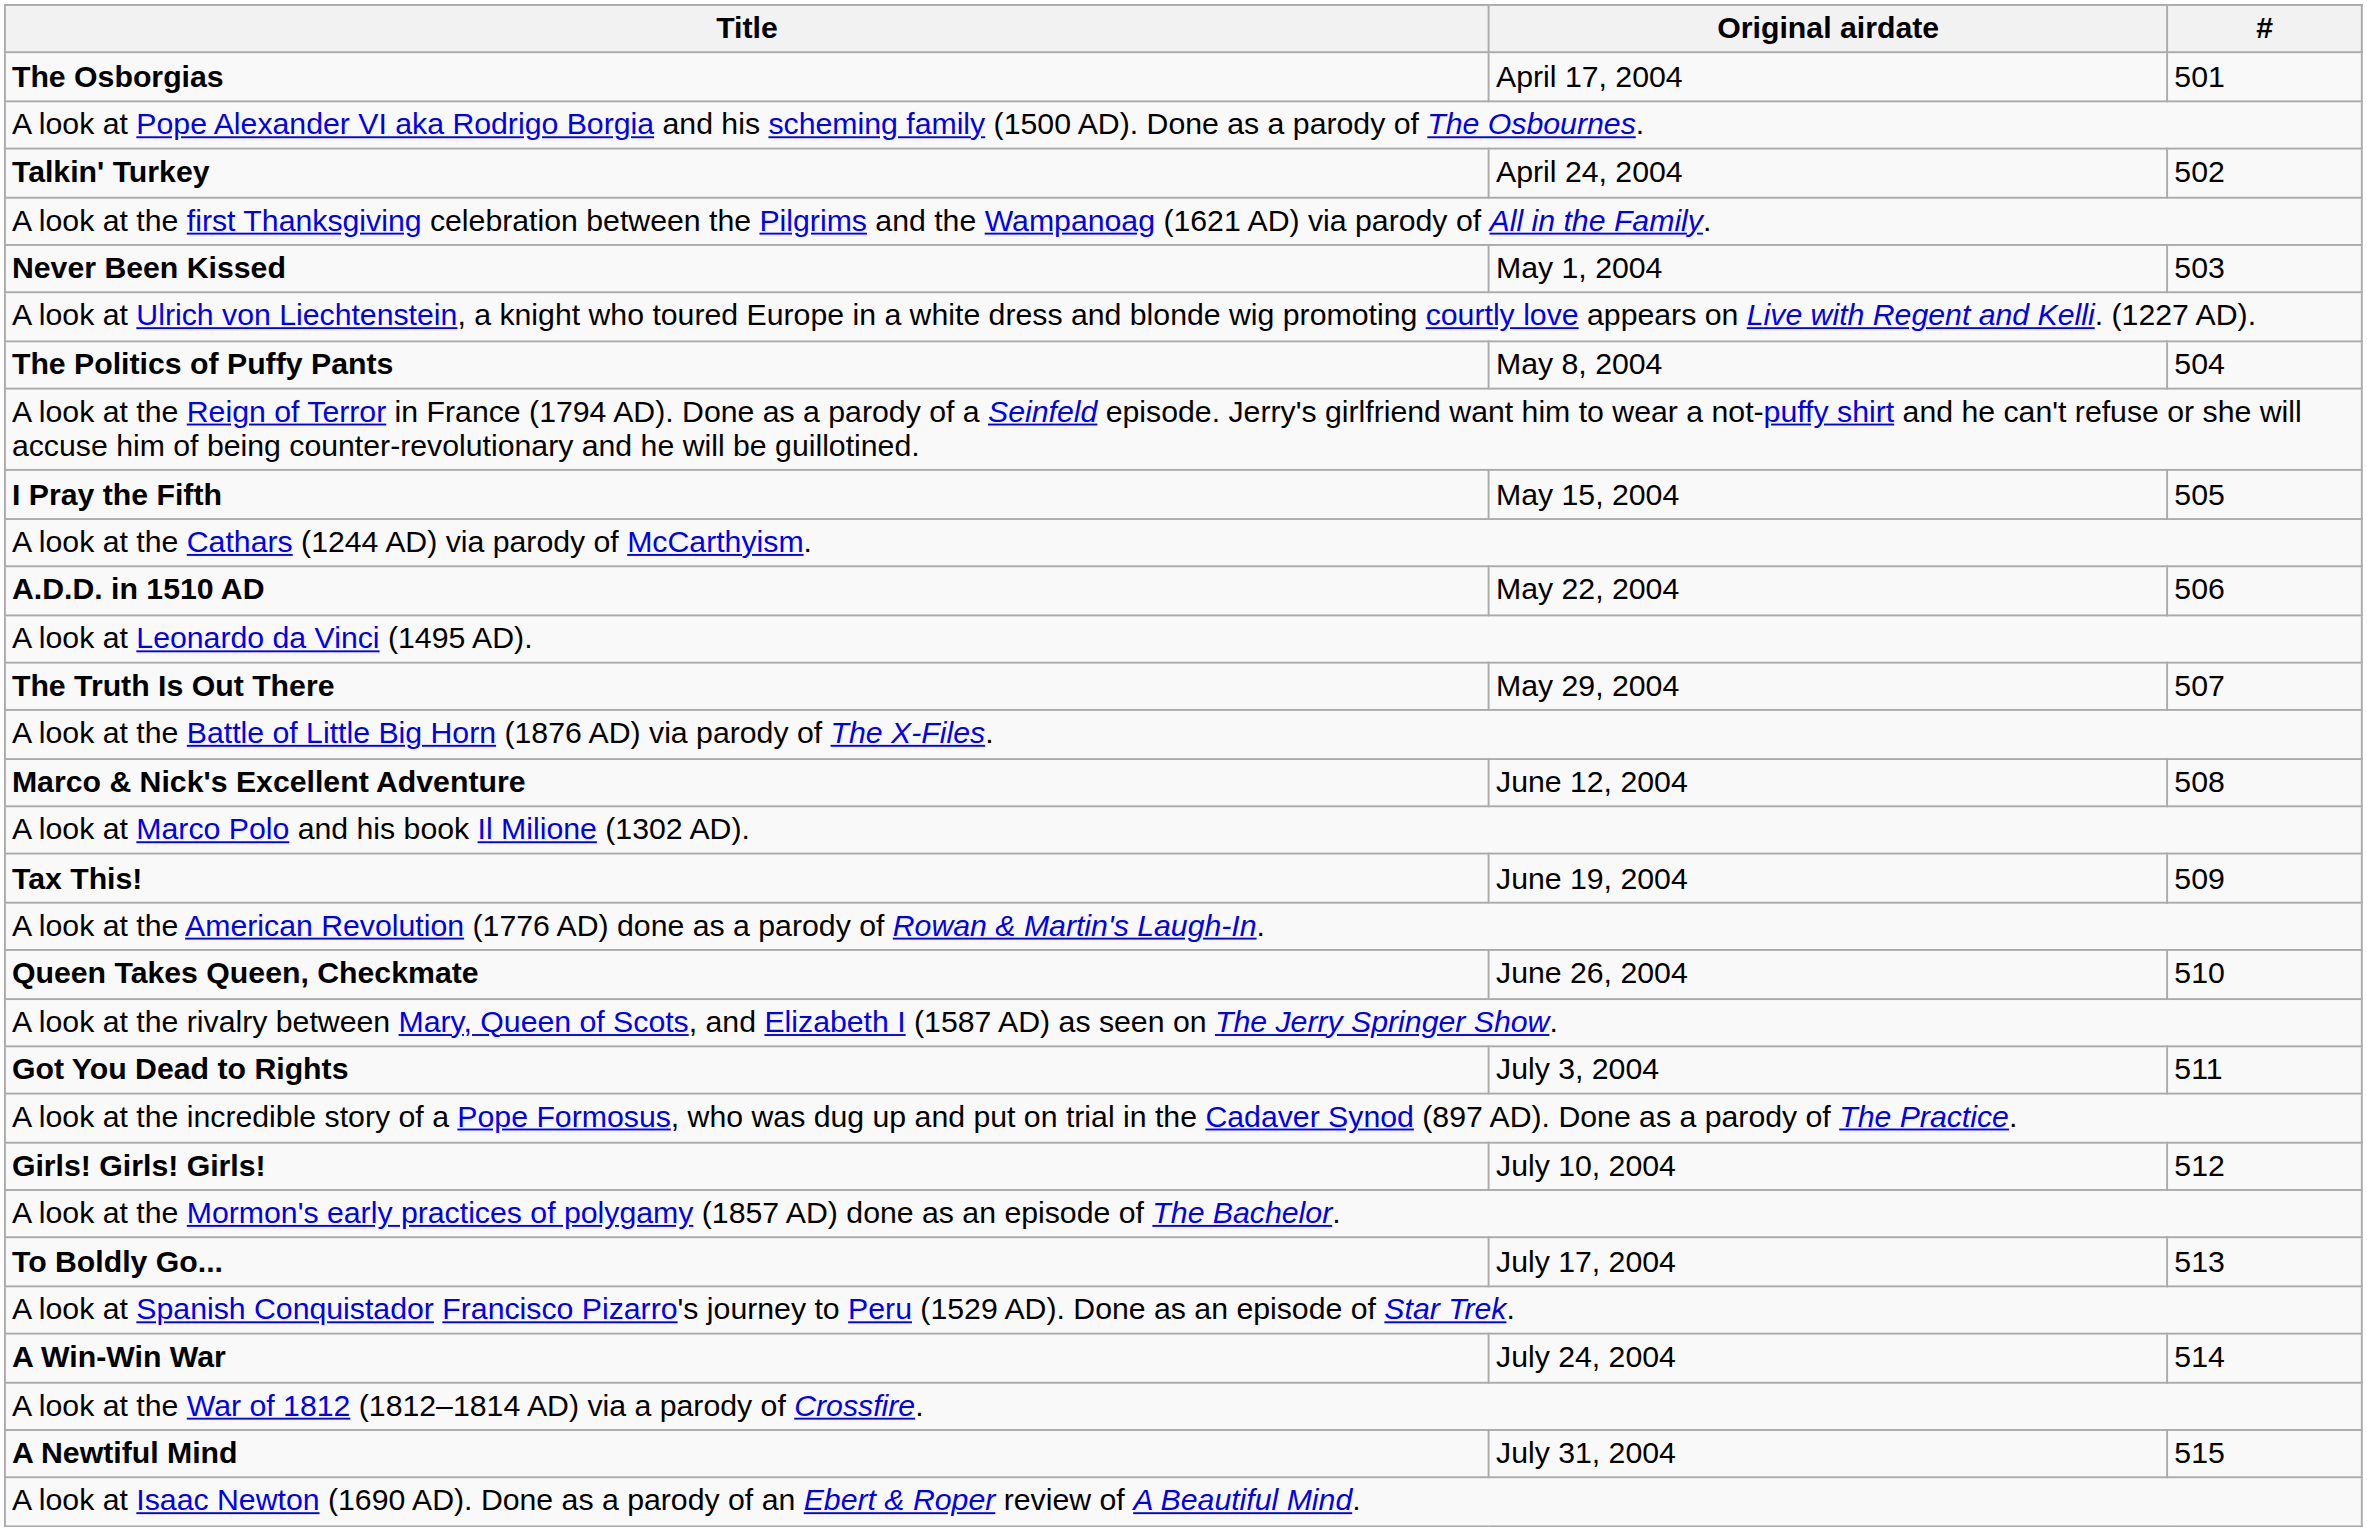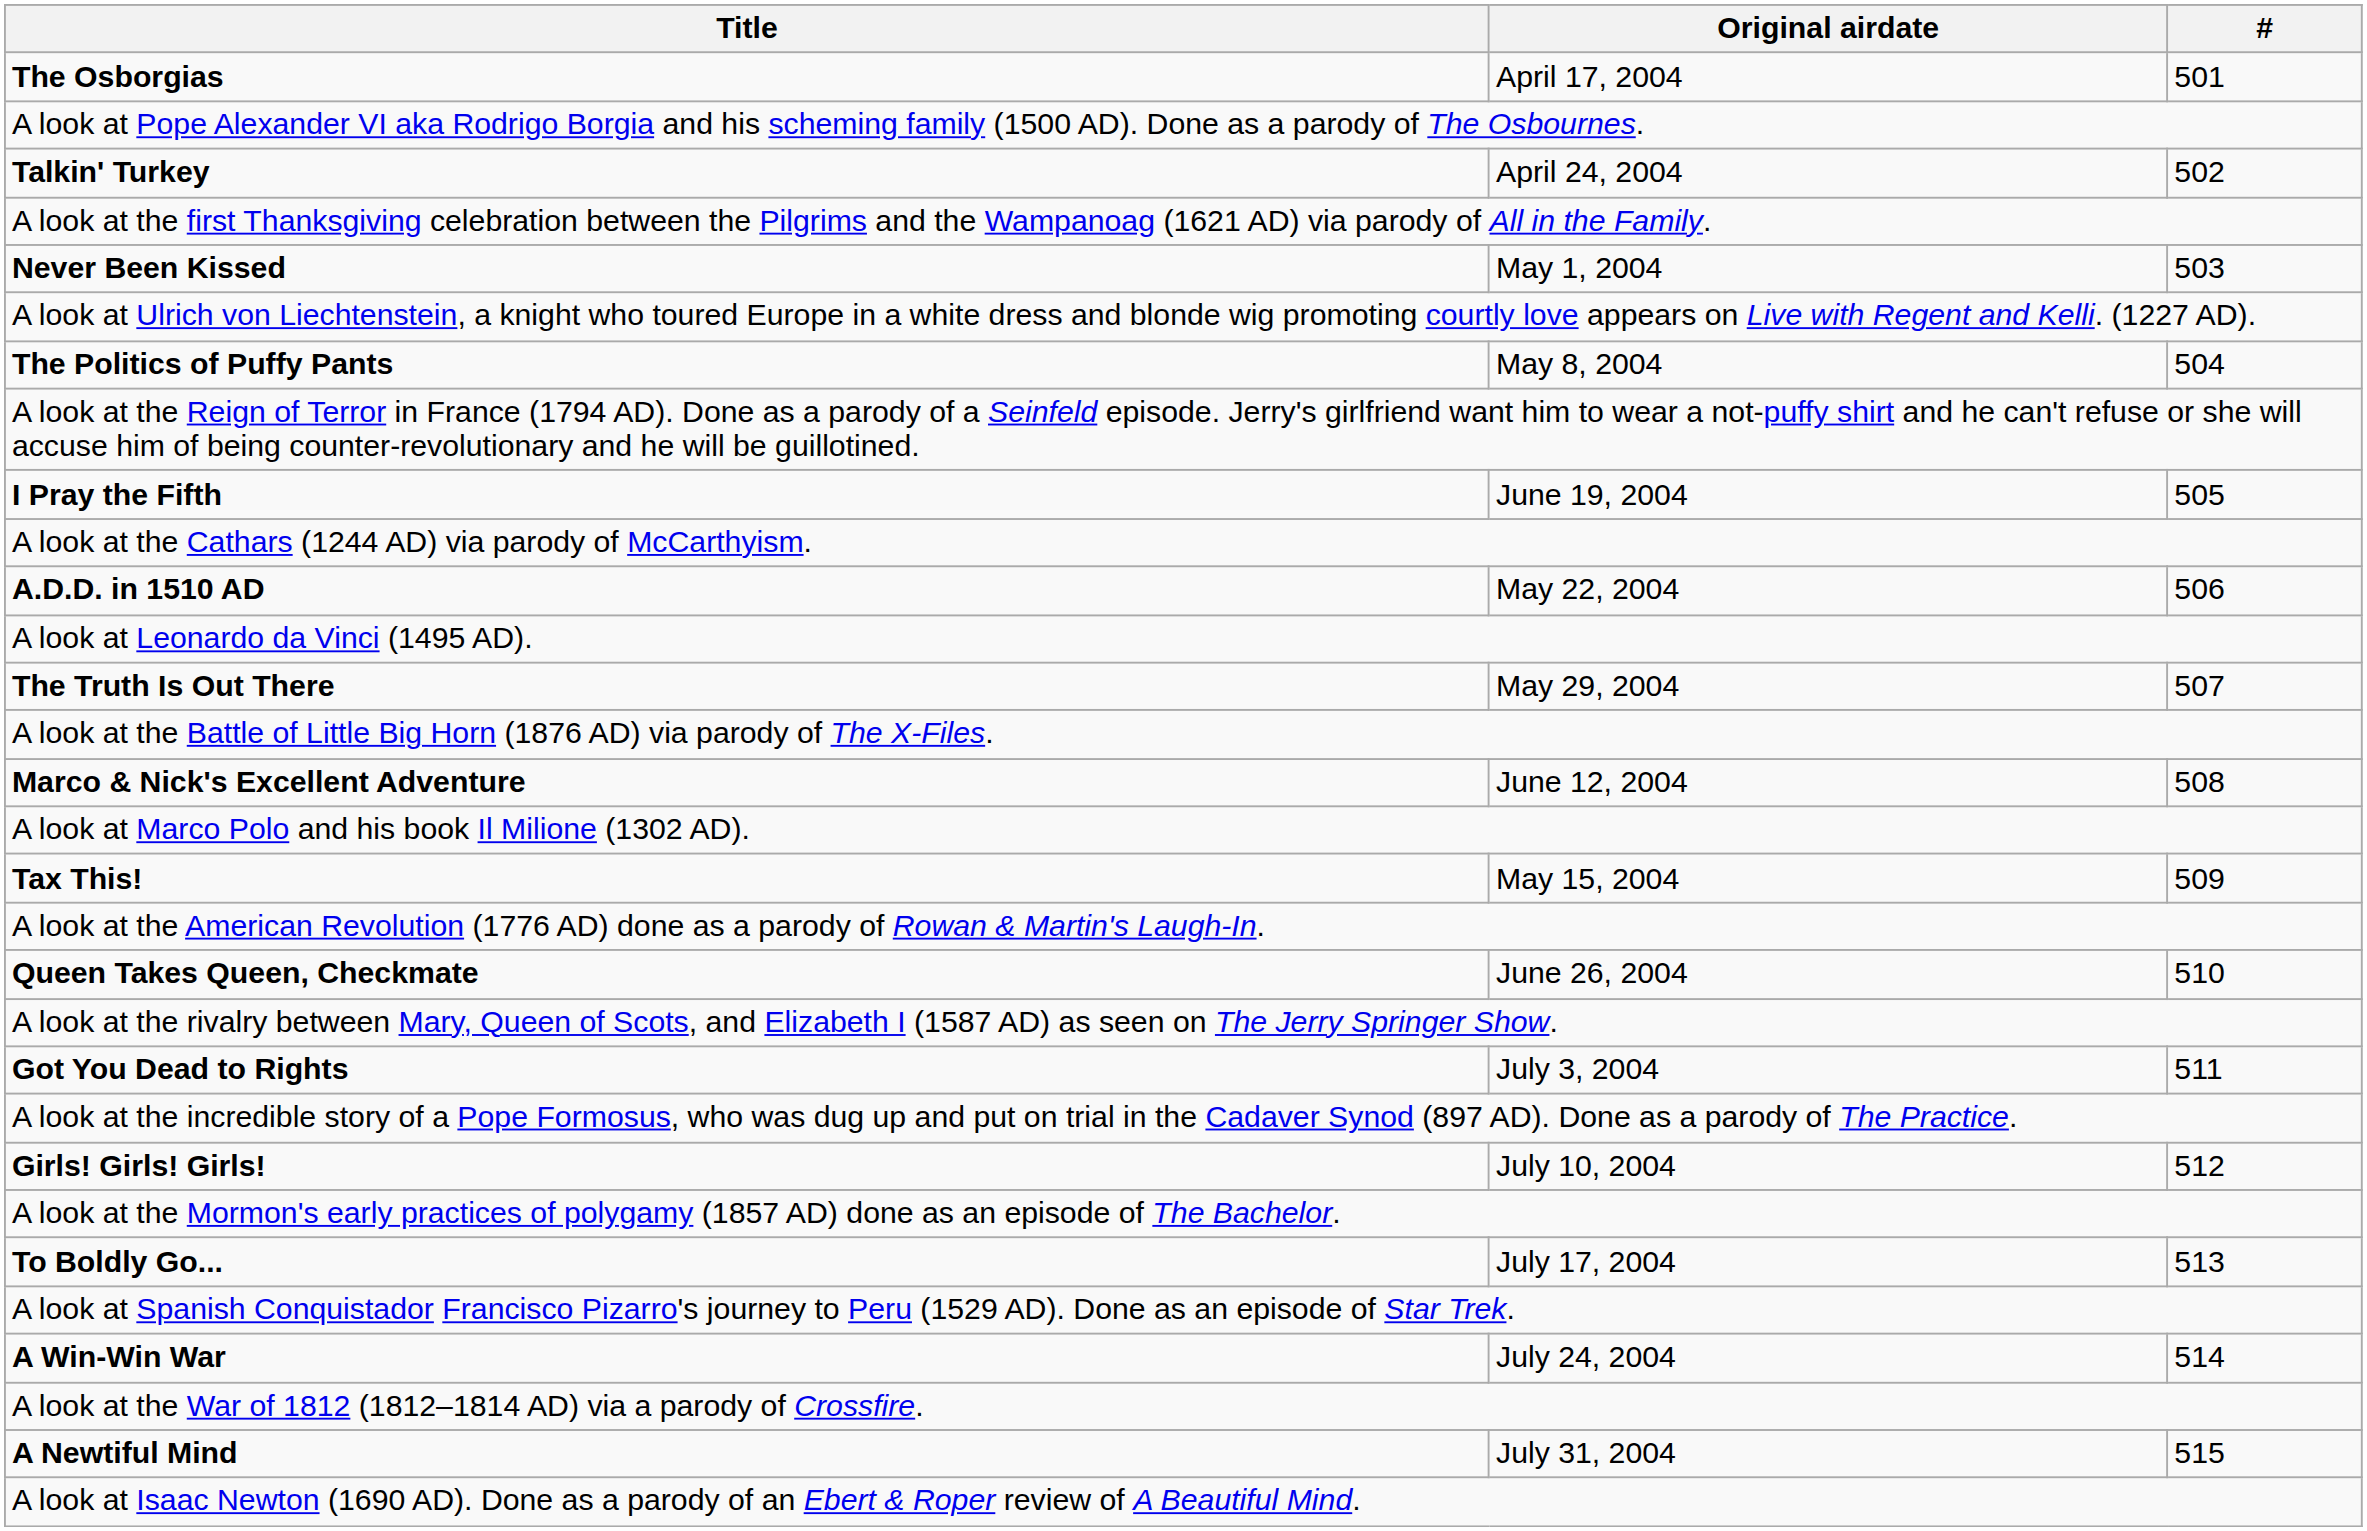(1588, 494) May 15, 2004 -> (1592, 494) June 19, 2004
(1592, 877) June 19, 2004 -> (1588, 877) May 15, 2004
